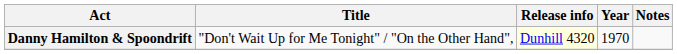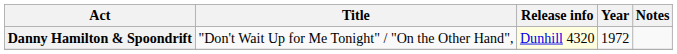(615, 37) 1970 -> (615, 37) 1972
